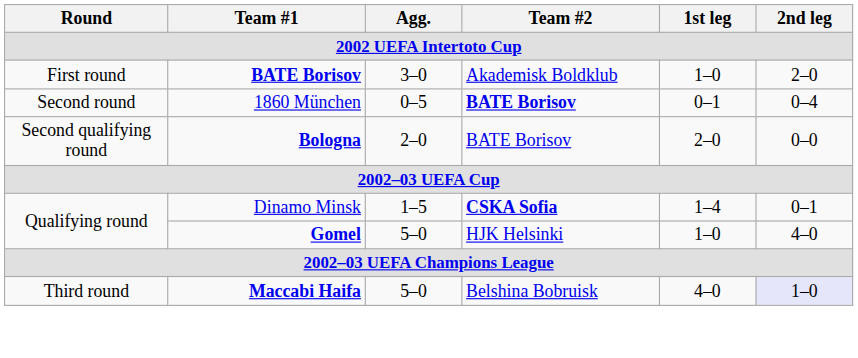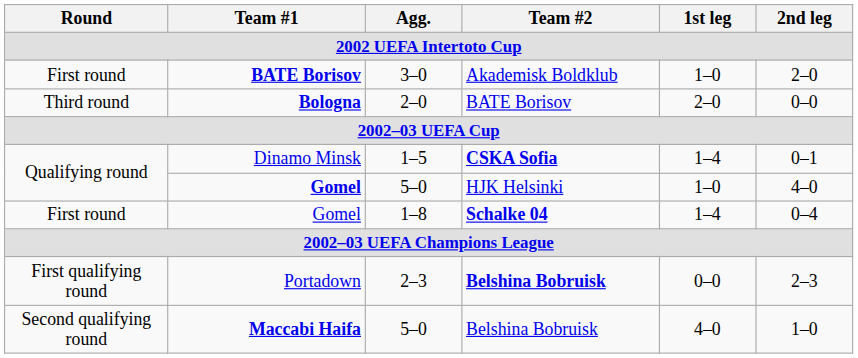- row: (307, 102)
(86, 140) Second qualifying round -> (86, 102) Third round
+ row: (337, 215)
+ row: (322, 281)
(86, 291) Third round -> (86, 329) Second qualifying round
(804, 291) lavender background -> (804, 329) no background
